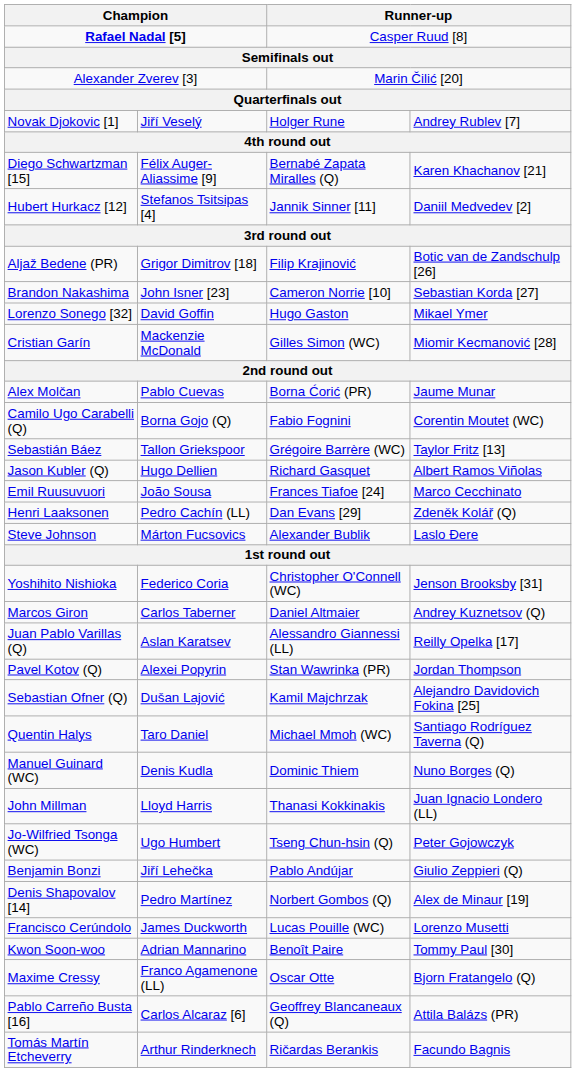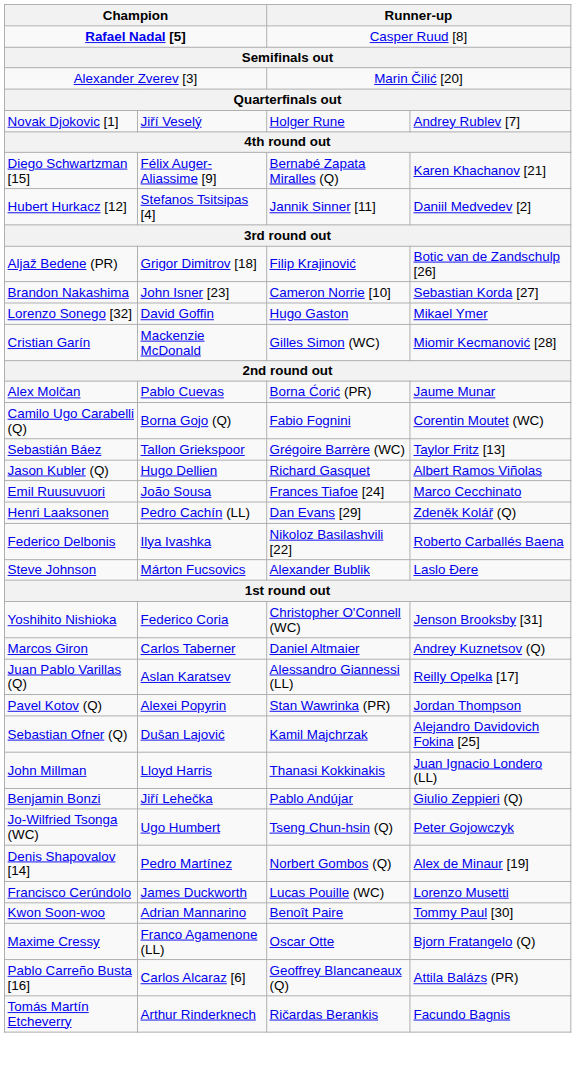+ row: (62, 542)
- row: (50, 734)
- row: (55, 770)
rows swapped: (63, 842) <-> (54, 871)
